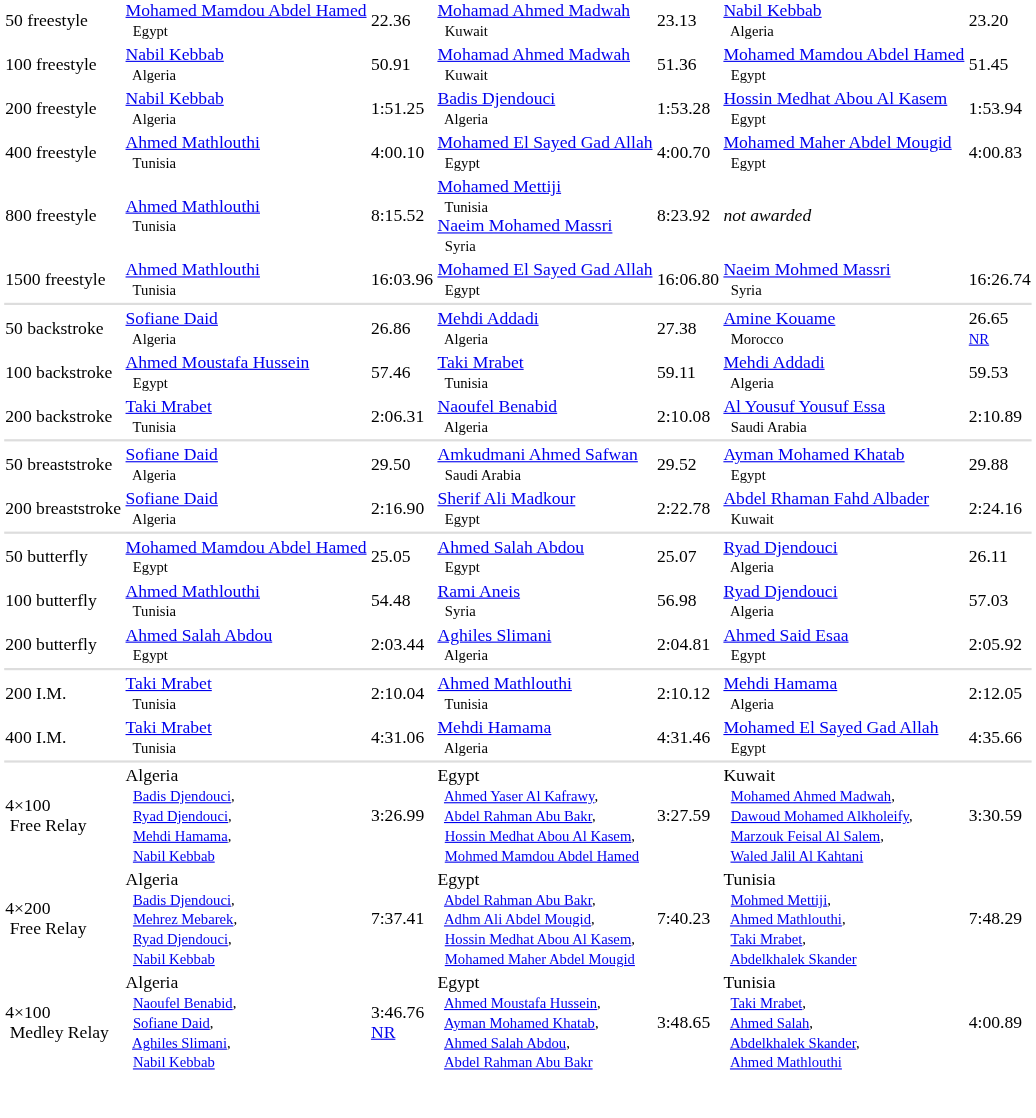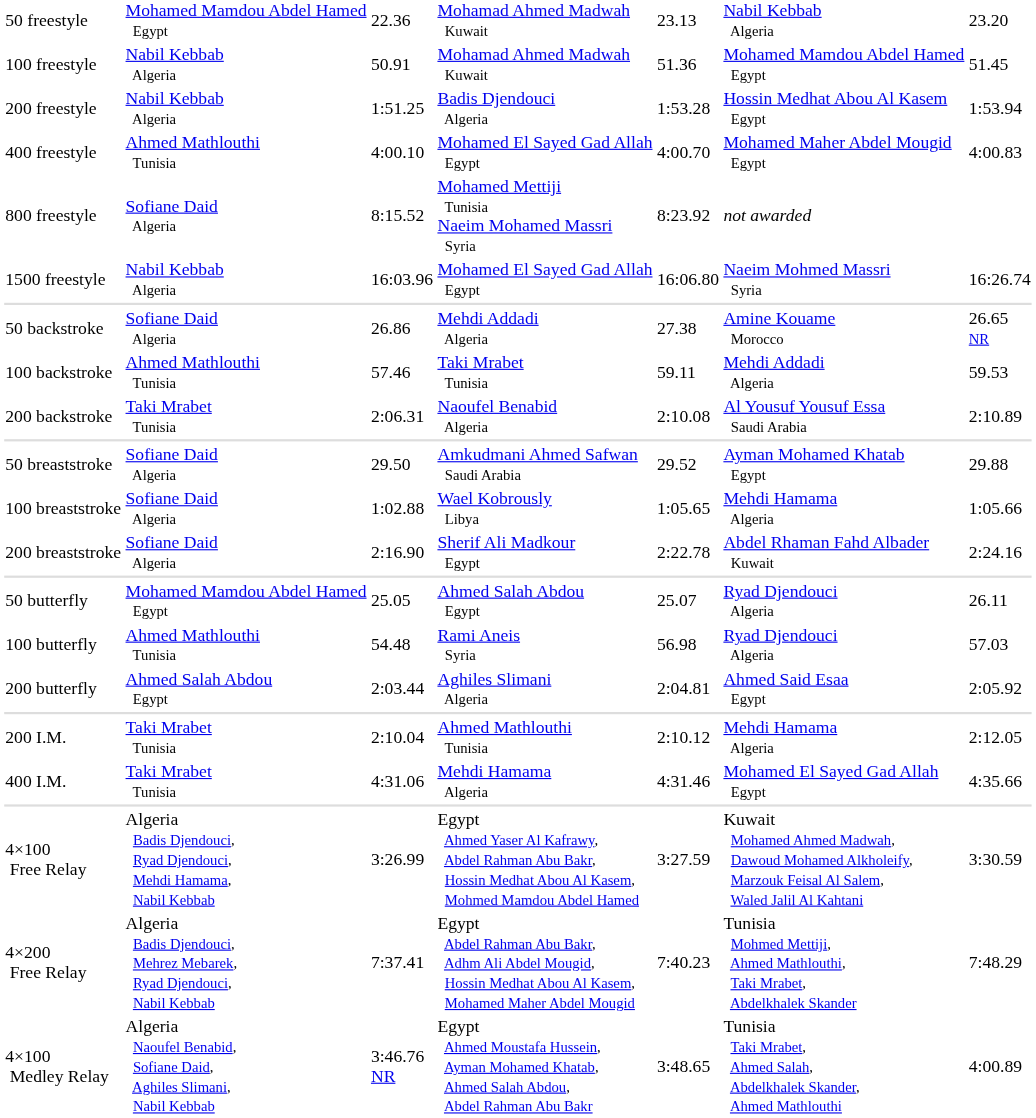(193, 215) Ahmed Mathlouthi Tunisia -> (172, 215) Sofiane Daid Algeria
(193, 279) Ahmed Mathlouthi Tunisia -> (175, 279) Nabil Kebbab Algeria
(217, 372) Ahmed Moustafa Hussein Egypt -> (193, 372) Ahmed Mathlouthi Tunisia
+ row: (63, 508)
